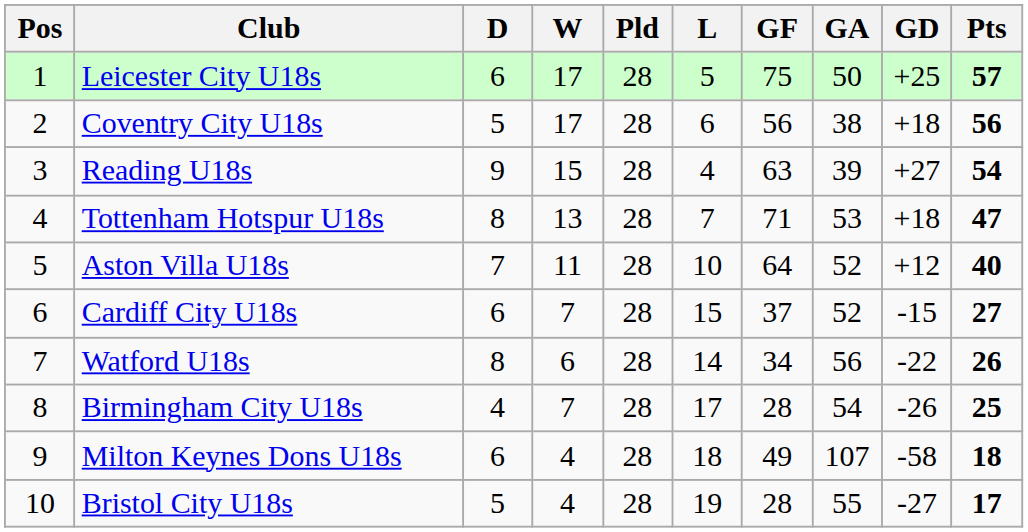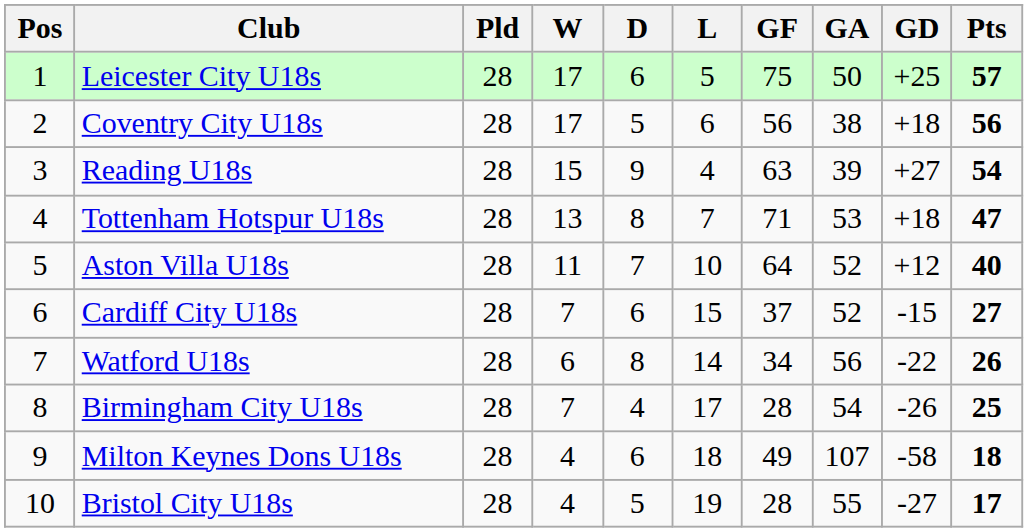columns swapped: (637, 28) <-> (498, 28)
